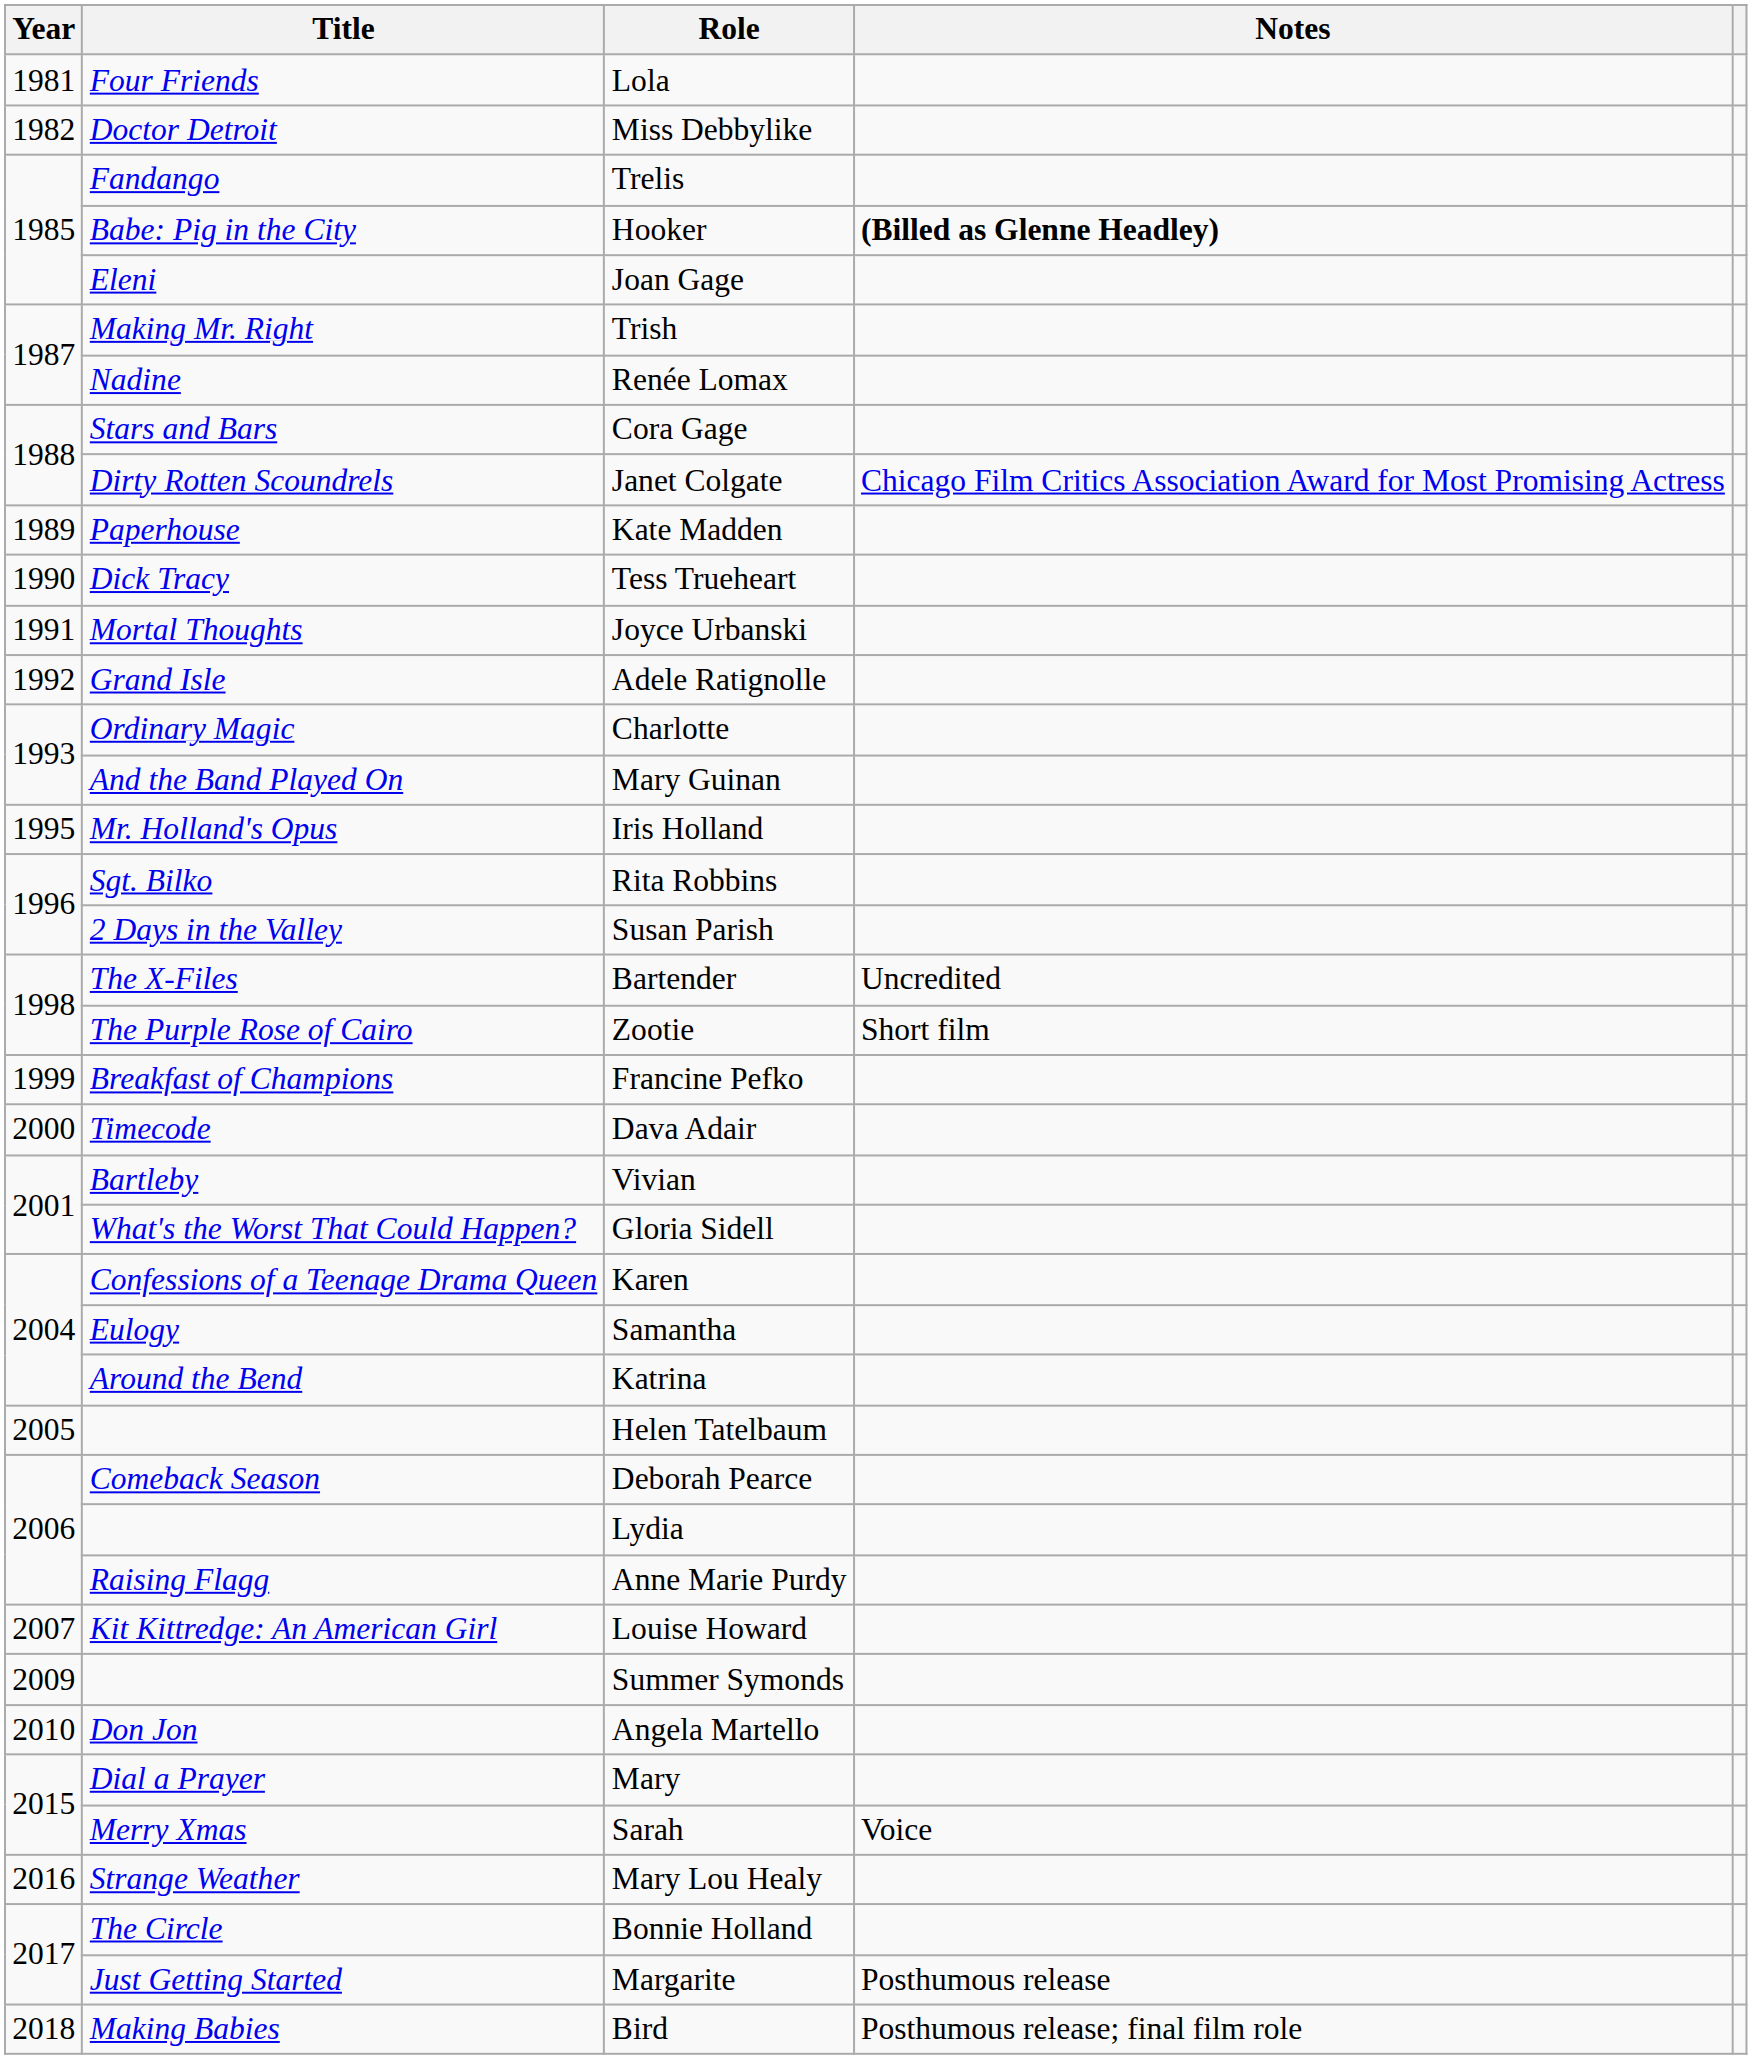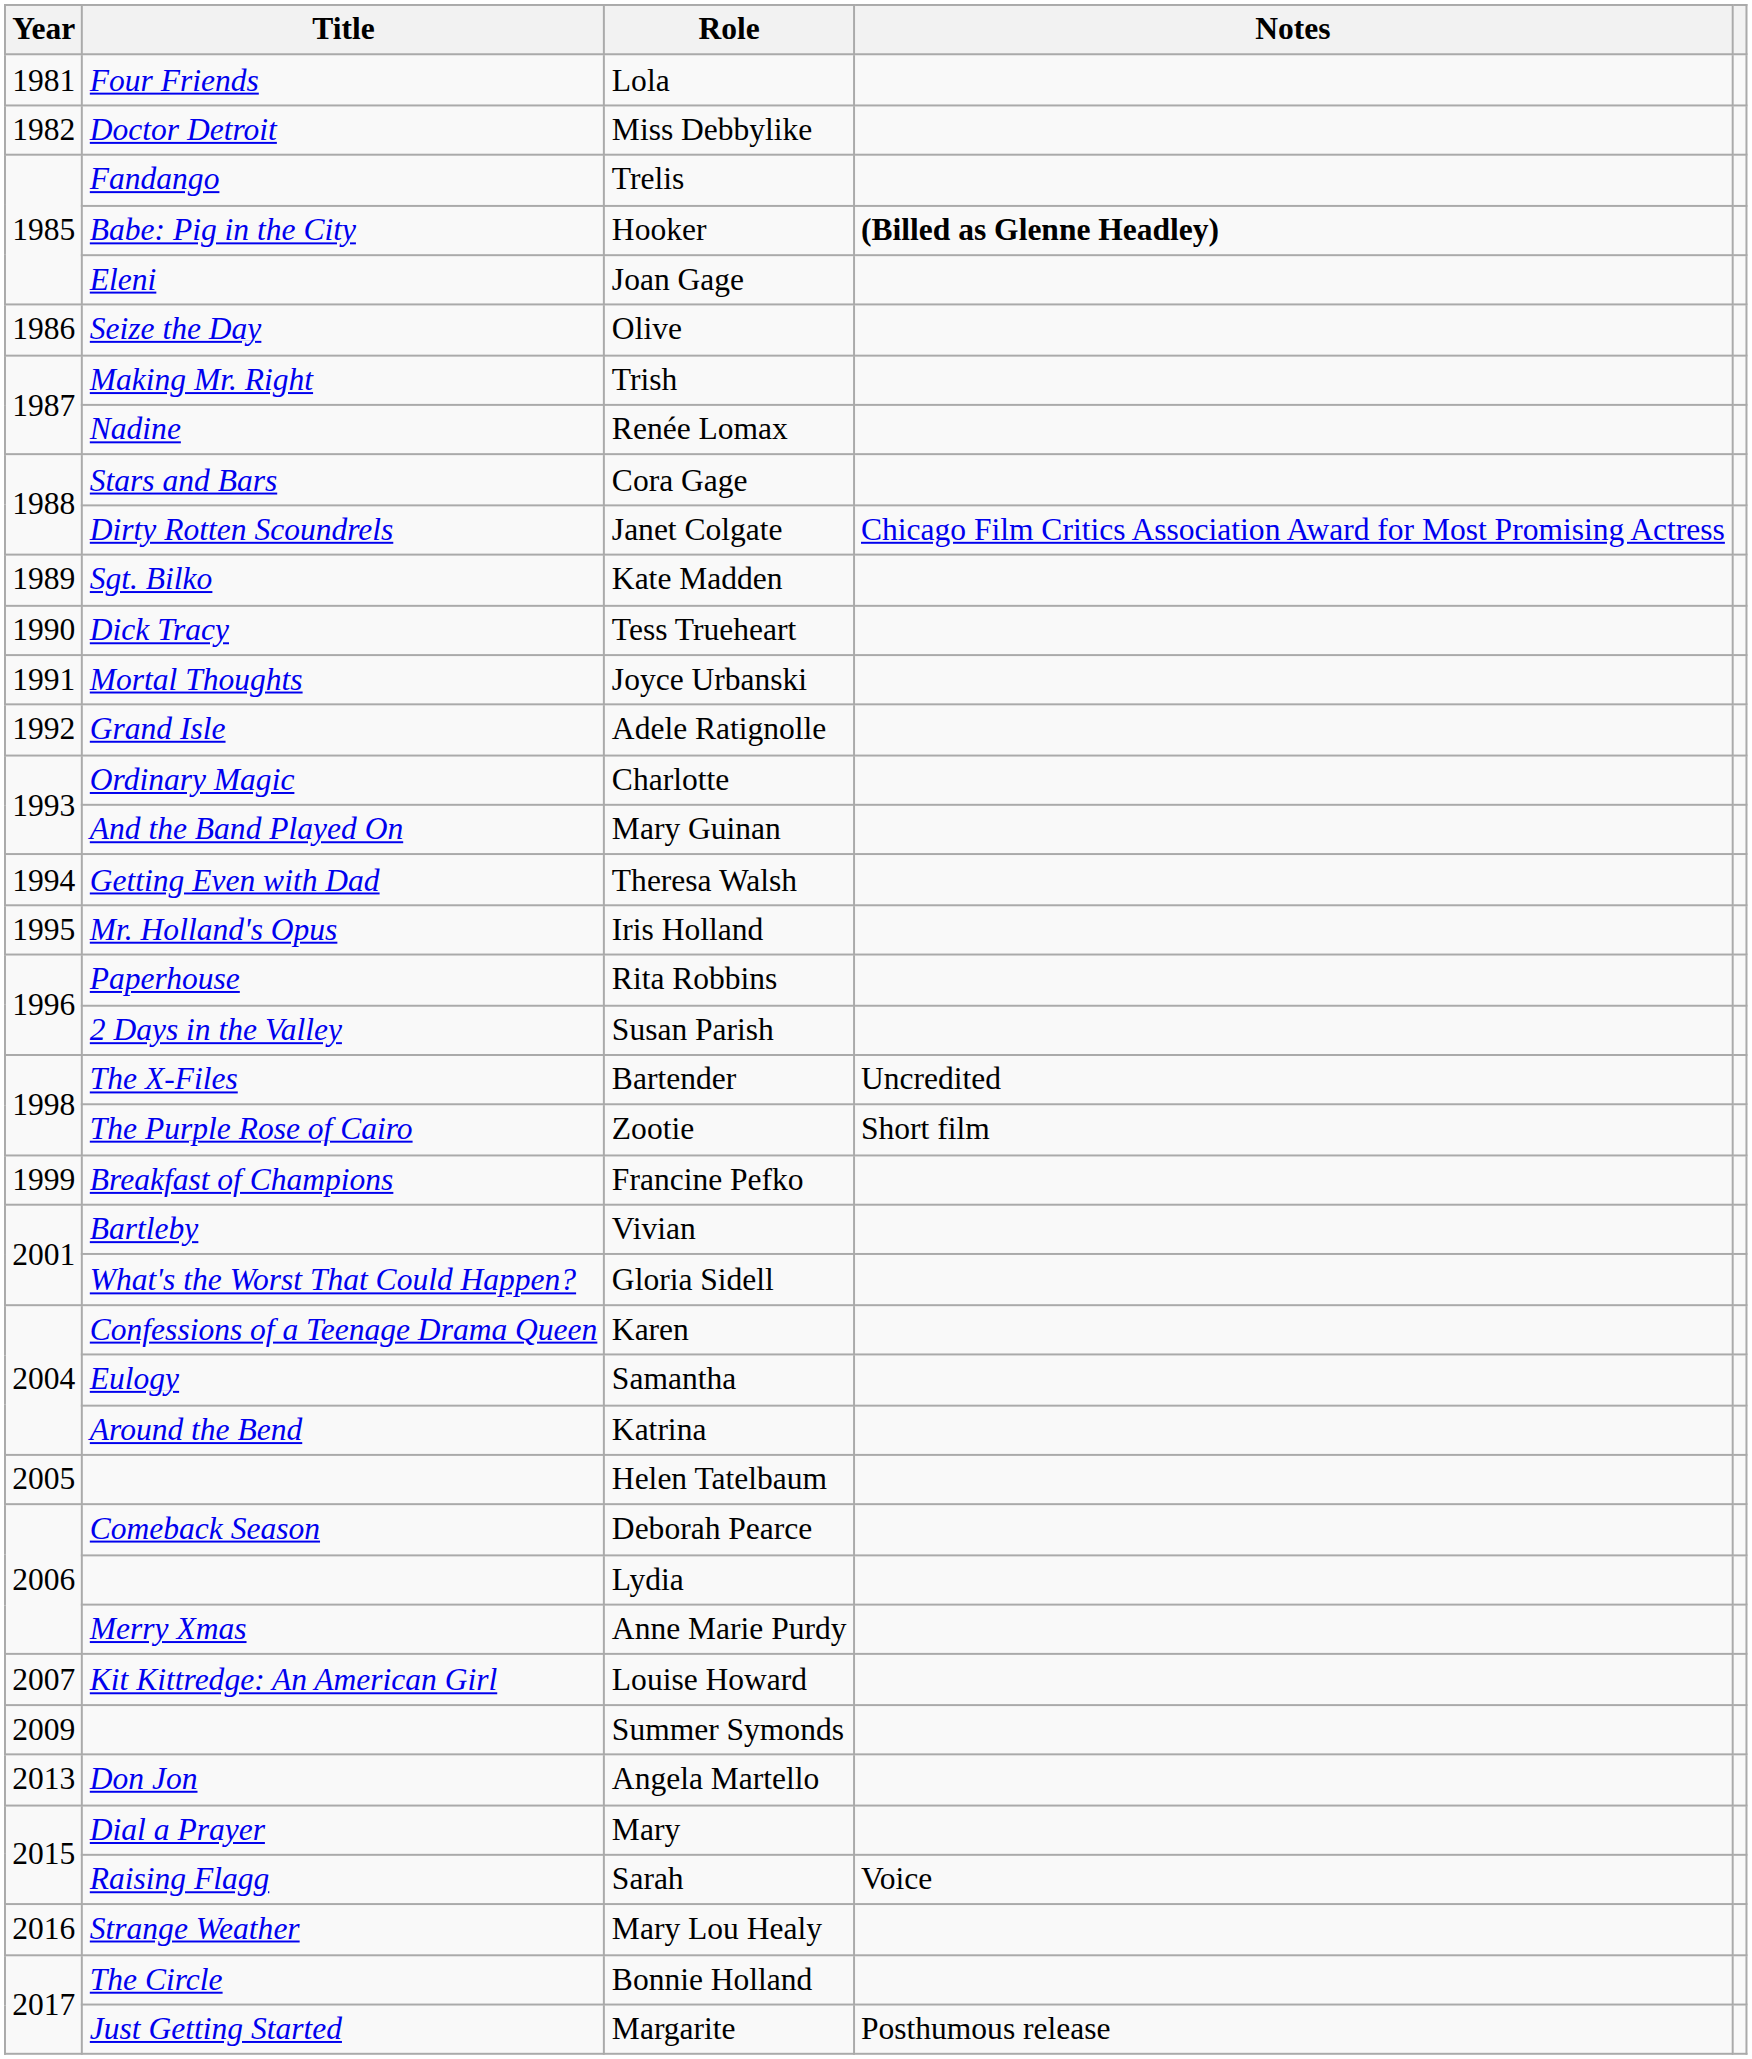+ row: (647, 329)
(165, 529) Paperhouse -> (151, 579) Sgt. Bilko
+ row: (704, 879)
(151, 879) Sgt. Bilko -> (165, 979) Paperhouse
- row: (684, 1129)
(180, 1579) Raising Flagg -> (168, 1629) Merry Xmas
(44, 1729) 2010 -> (44, 1779) 2013
(168, 1829) Merry Xmas -> (180, 1879) Raising Flagg
- row: (640, 2029)
